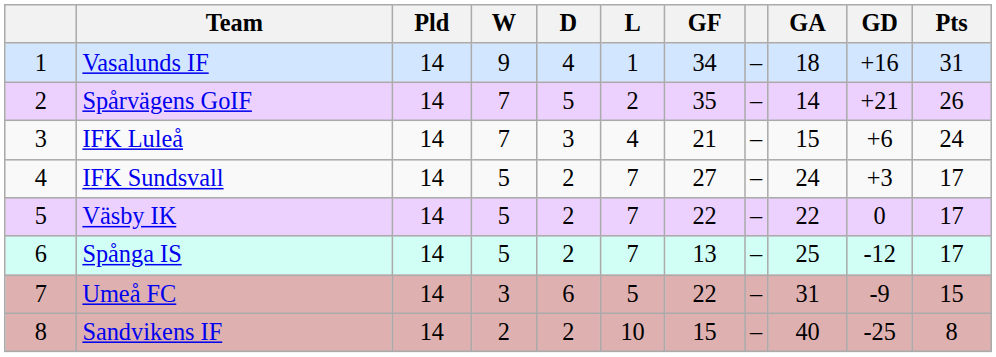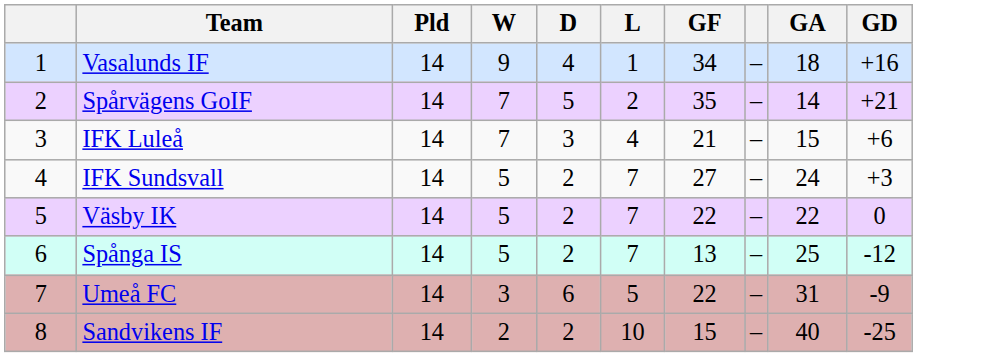- column: (952, 23)
